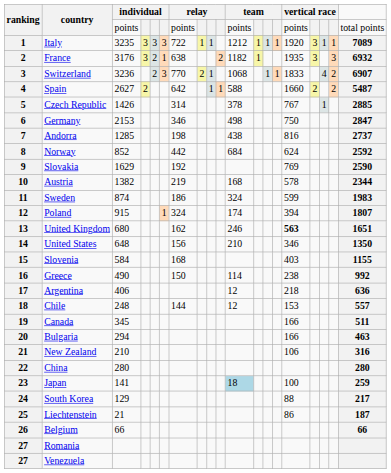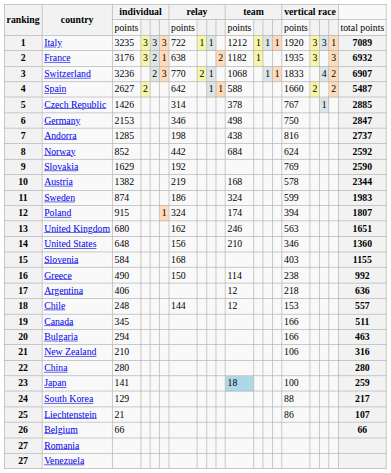(324, 43) 1 -> (324, 43) 3
(291, 228) bold -> (291, 228) normal
(362, 244) 1350 -> (362, 244) 1360
(362, 414) 187 -> (362, 414) 107
